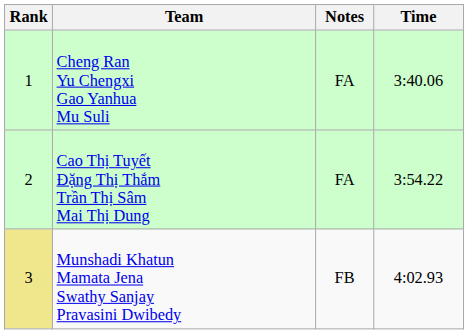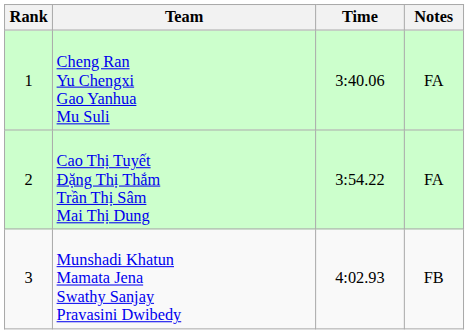columns swapped: (418, 17) <-> (345, 17)
(29, 278) khaki background -> (29, 278) no background
